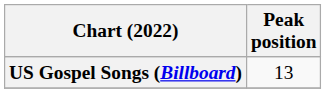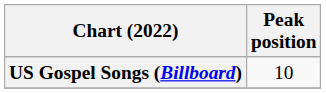(284, 72) 13 -> (284, 72) 10
